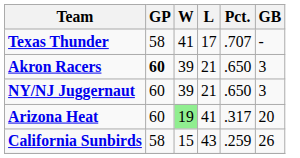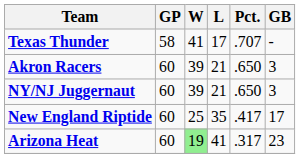(157, 66) bold -> (167, 66) normal
+ row: (80, 116)
(266, 116) 20 -> (276, 141) 23
- row: (75, 141)
